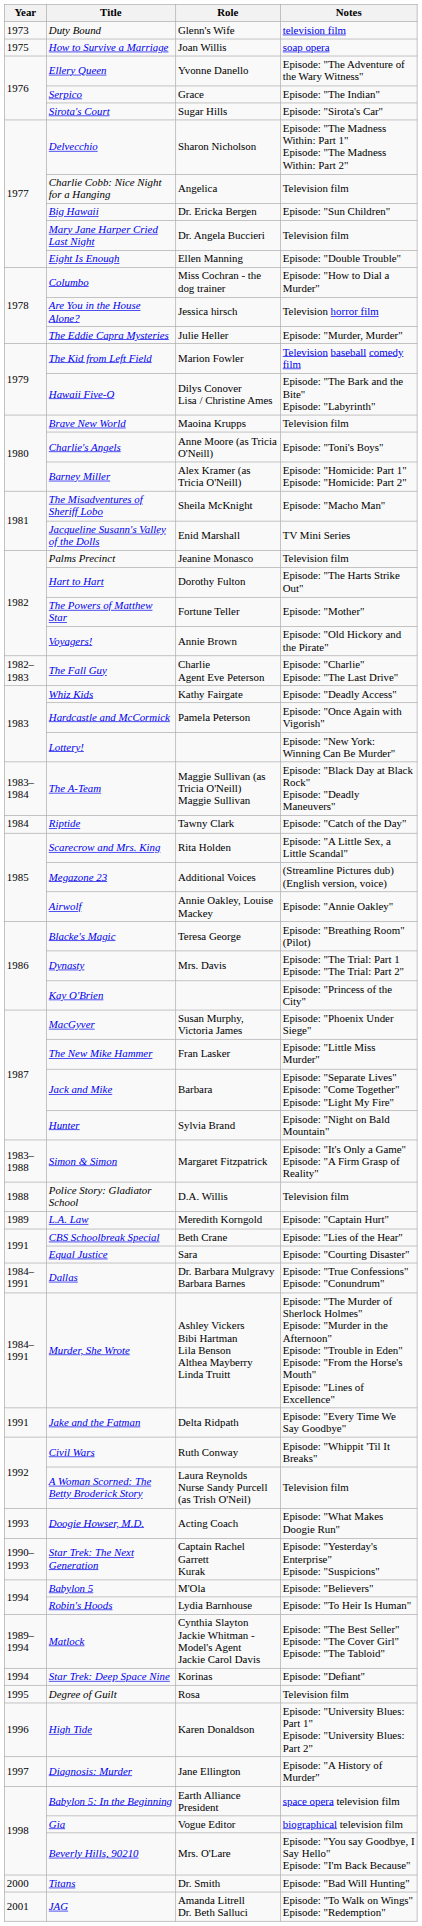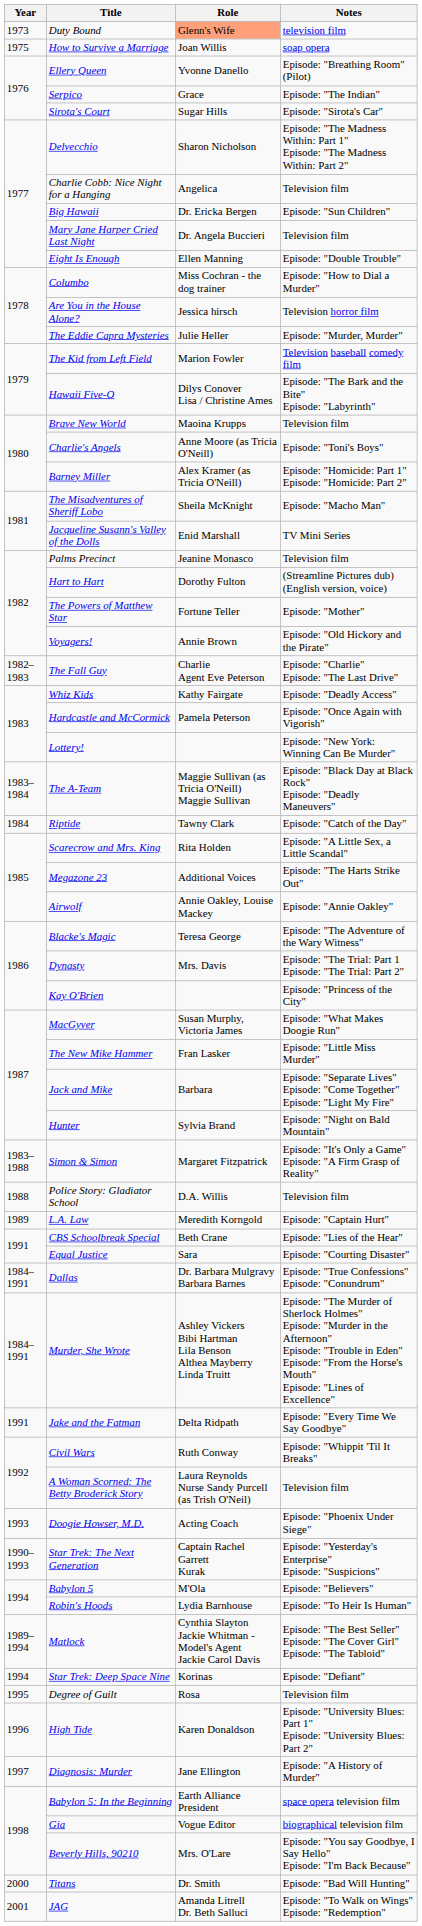(206, 30) no background -> (206, 30) lightsalmon background
(344, 71) Episode: "The Adventure of the Wary Witness" -> (344, 71) Episode: "Breathing Room" (Pilot)
(341, 582) Episode: "The Harts Strike Out" -> (338, 582) (Streamline Pictures dub) (English version, voice)
(338, 877) (Streamline Pictures dub) (English version, voice) -> (341, 877) Episode: "The Harts Strike Out"
(344, 936) Episode: "Breathing Room" (Pilot) -> (344, 936) Episode: "The Adventure of the Wary Witness"
(338, 1024) Episode: "Phoenix Under Siege" -> (333, 1024) Episode: "What Makes Doogie Run"
(333, 1523) Episode: "What Makes Doogie Run" -> (338, 1523) Episode: "Phoenix Under Siege"
